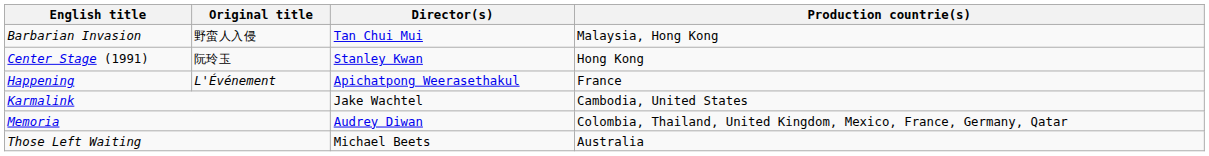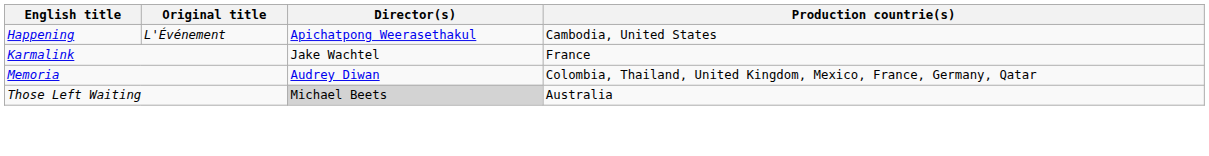- row: (74, 36)
- row: (78, 59)
(599, 81) France -> (631, 35) Cambodia, United States
(663, 101) Cambodia, United States -> (568, 55) France
(382, 141) no background -> (339, 95) lightgrey background
